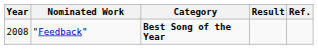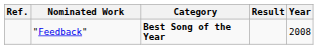columns swapped: (17, 12) <-> (300, 12)
